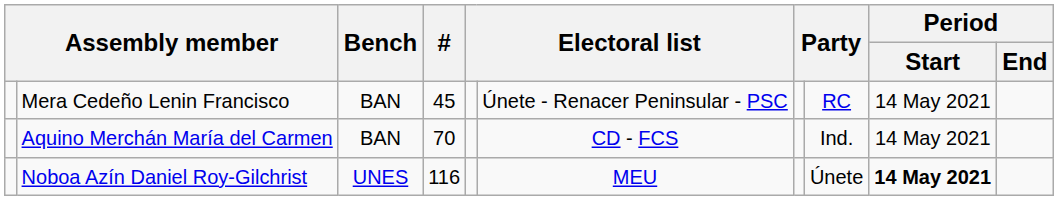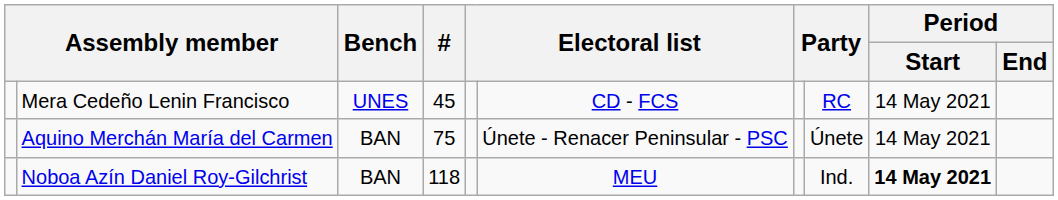(380, 101) BAN -> (380, 101) UNES
(635, 101) Únete - Renacer Peninsular - PSC -> (635, 101) CD - FCS
(444, 139) 70 -> (444, 139) 75
(635, 139) CD - FCS -> (635, 139) Únete - Renacer Peninsular - PSC
(837, 139) Ind. -> (837, 139) Únete
(380, 177) UNES -> (380, 177) BAN
(444, 177) 116 -> (444, 177) 118
(837, 177) Únete -> (837, 177) Ind.
